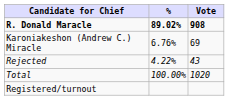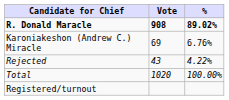columns swapped: (206, 11) <-> (169, 11)
